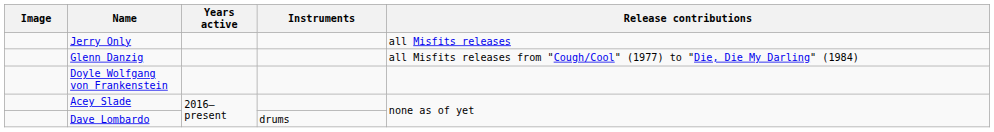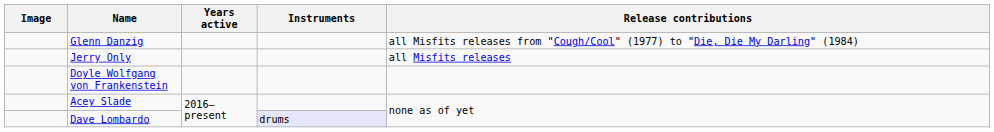rows swapped: (101, 41) <-> (107, 57)
(274, 119) no background -> (274, 119) lavender background
